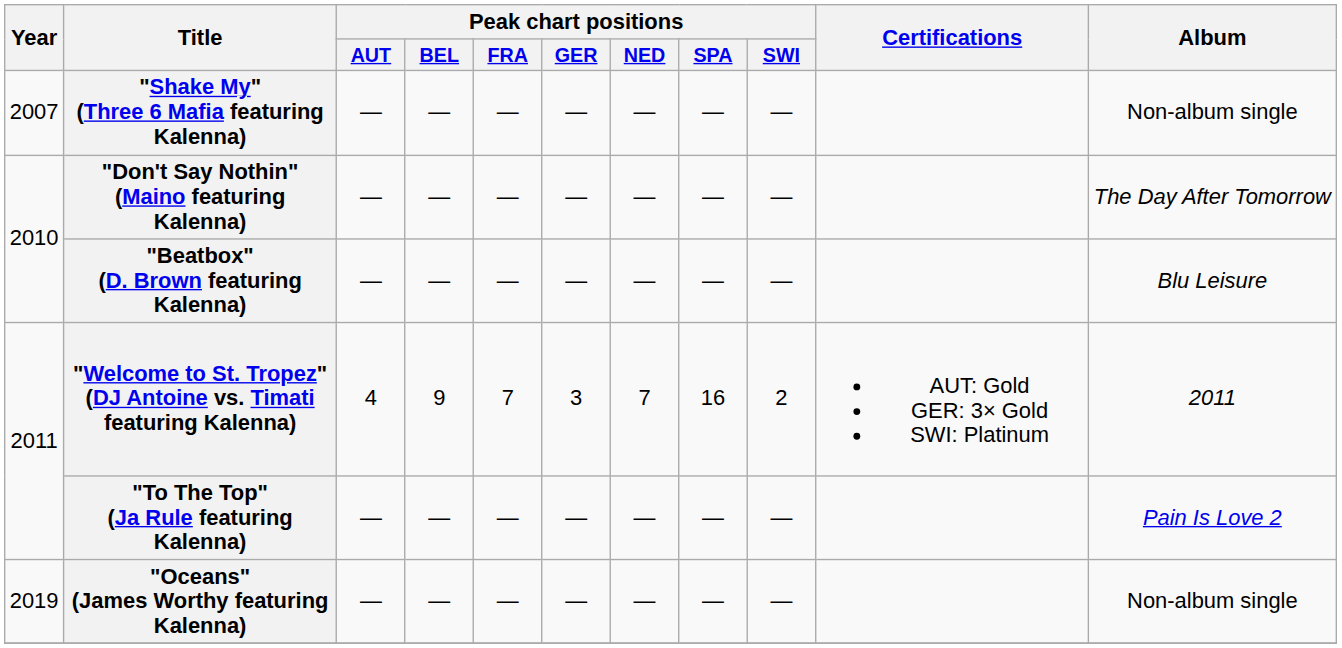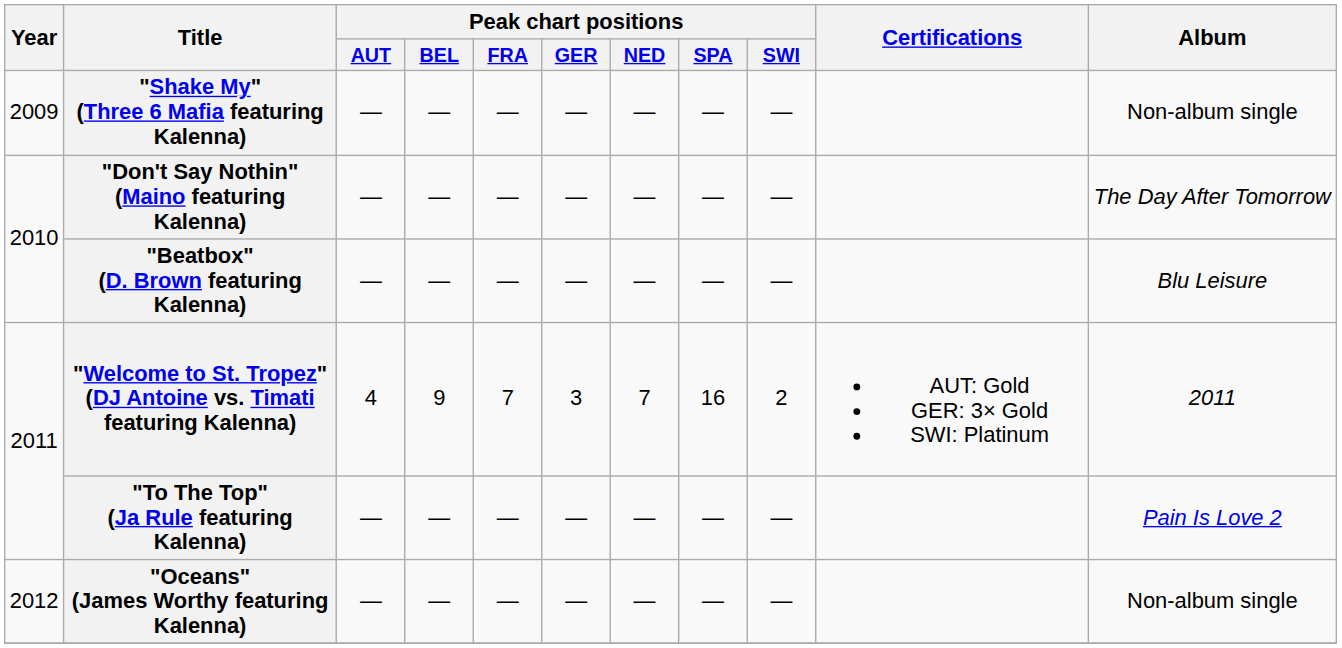(34, 112) 2007 -> (34, 112) 2009
(34, 601) 2019 -> (34, 601) 2012
